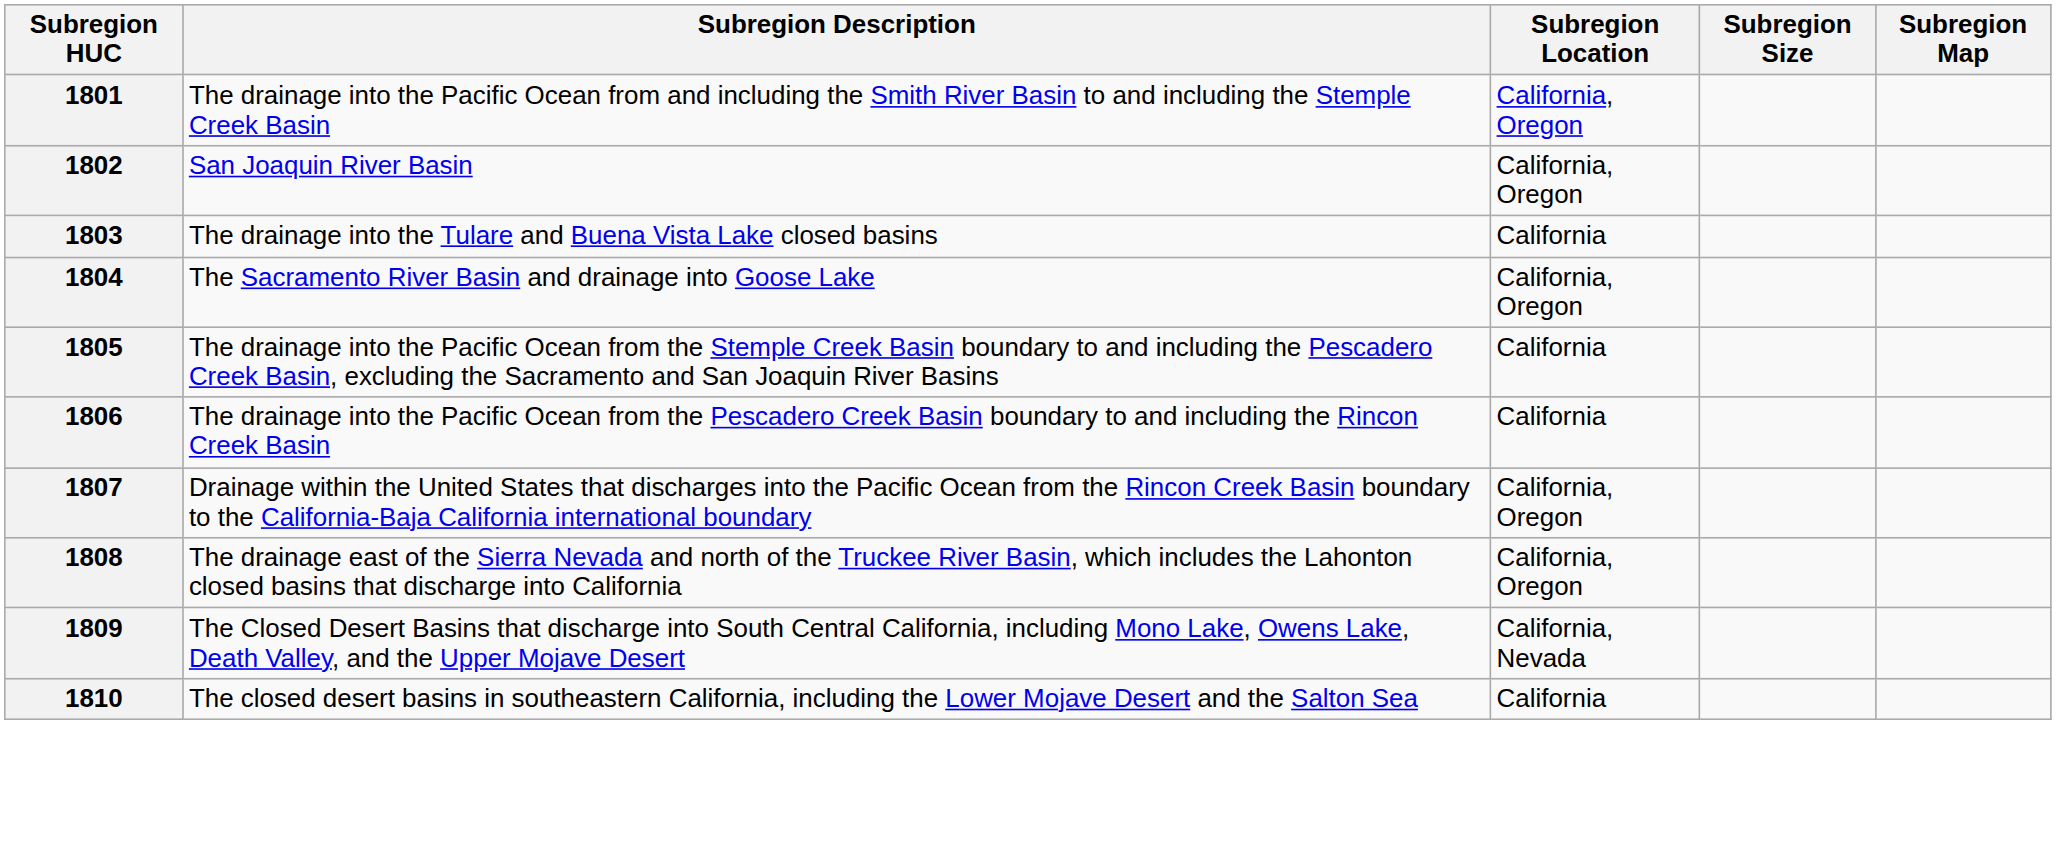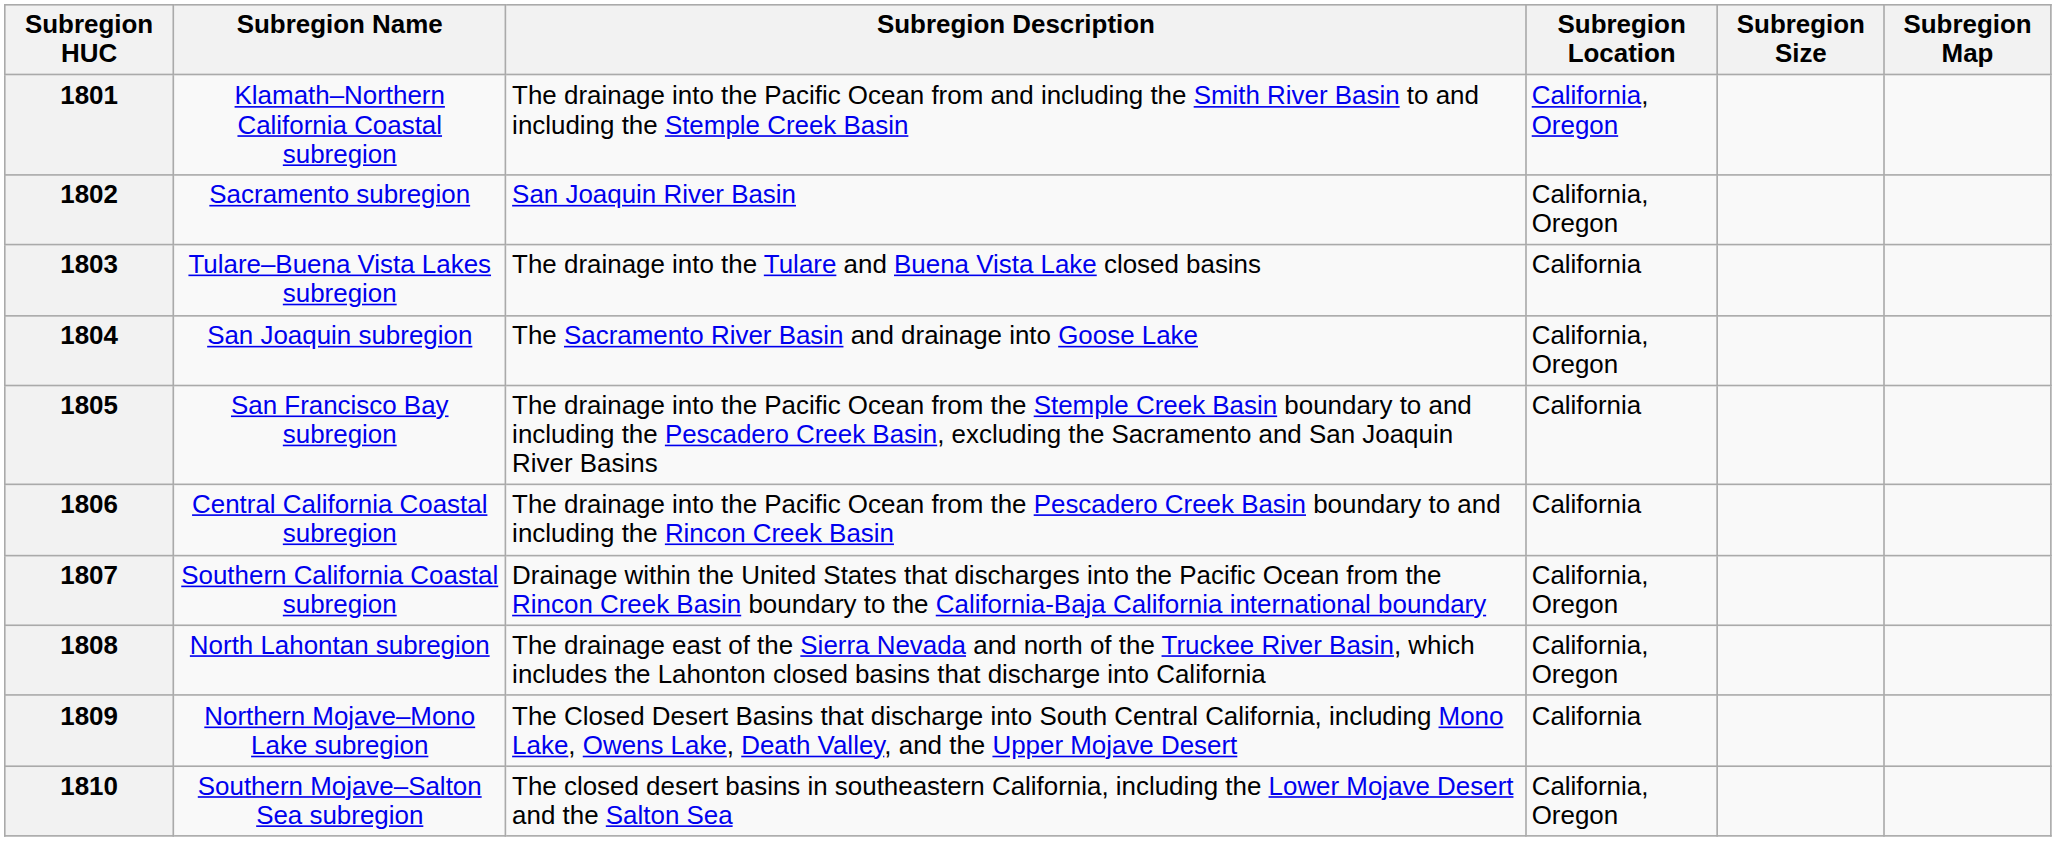+ column: (340, 25)
(1555, 642) California, Nevada -> (1586, 715) California
(1551, 698) California -> (1590, 800) California, Oregon
